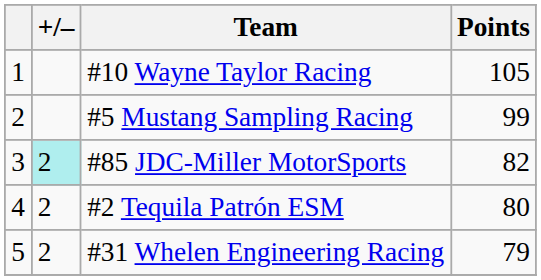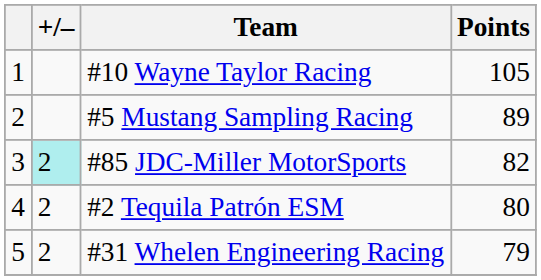(516, 117) 99 -> (516, 117) 89
